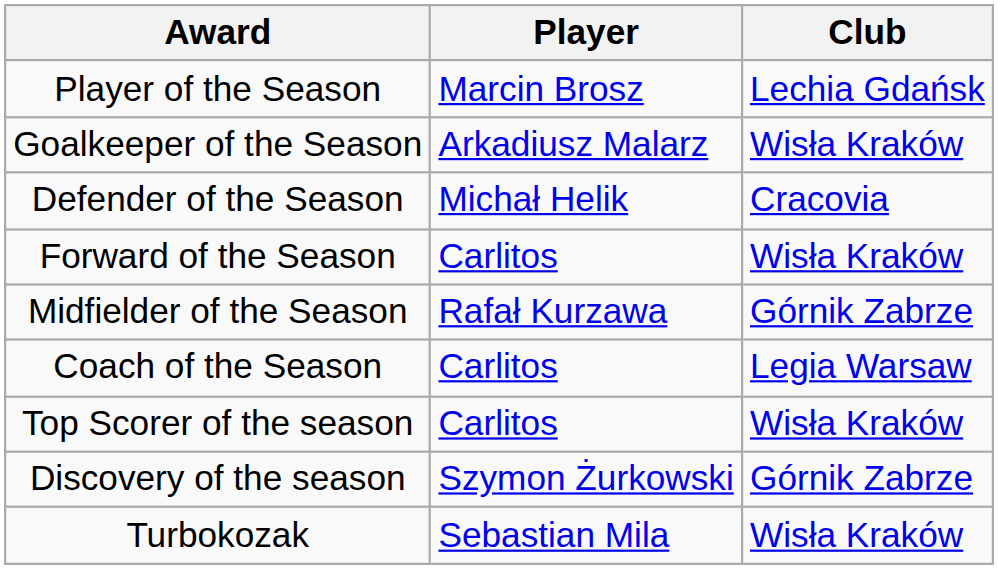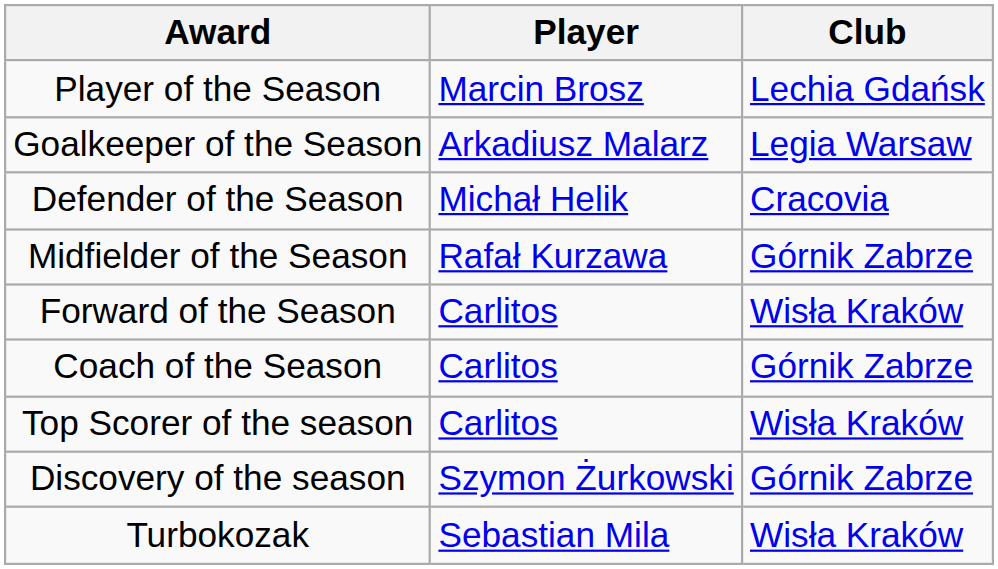(857, 144) Wisła Kraków -> (861, 144) Legia Warsaw
rows swapped: (218, 311) <-> (218, 255)
(861, 367) Legia Warsaw -> (862, 367) Górnik Zabrze
